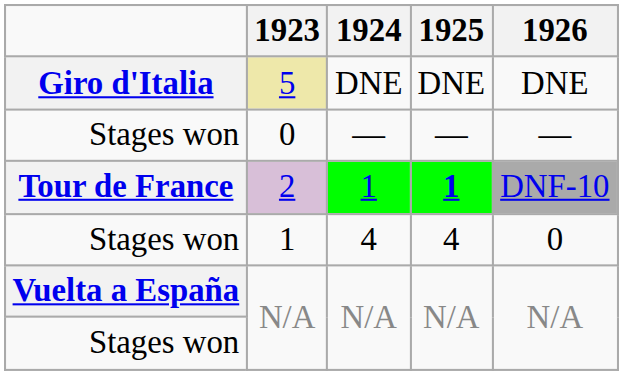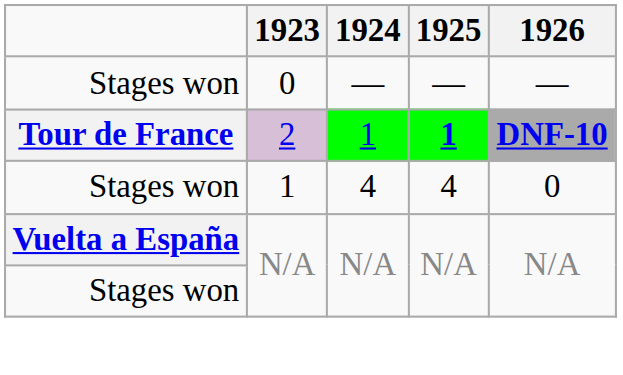- row: (126, 82)
(555, 186) normal -> (552, 134) bold
